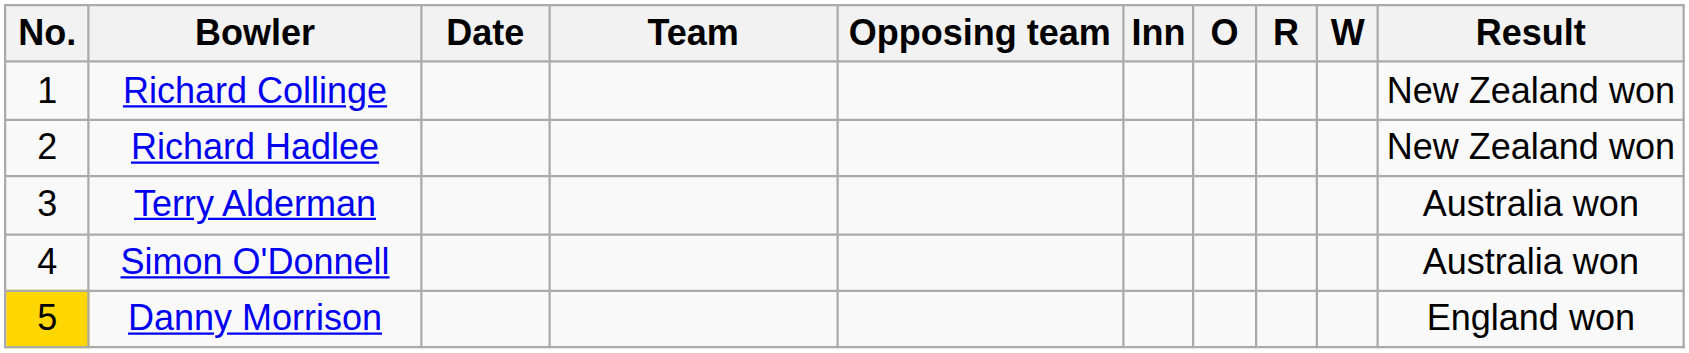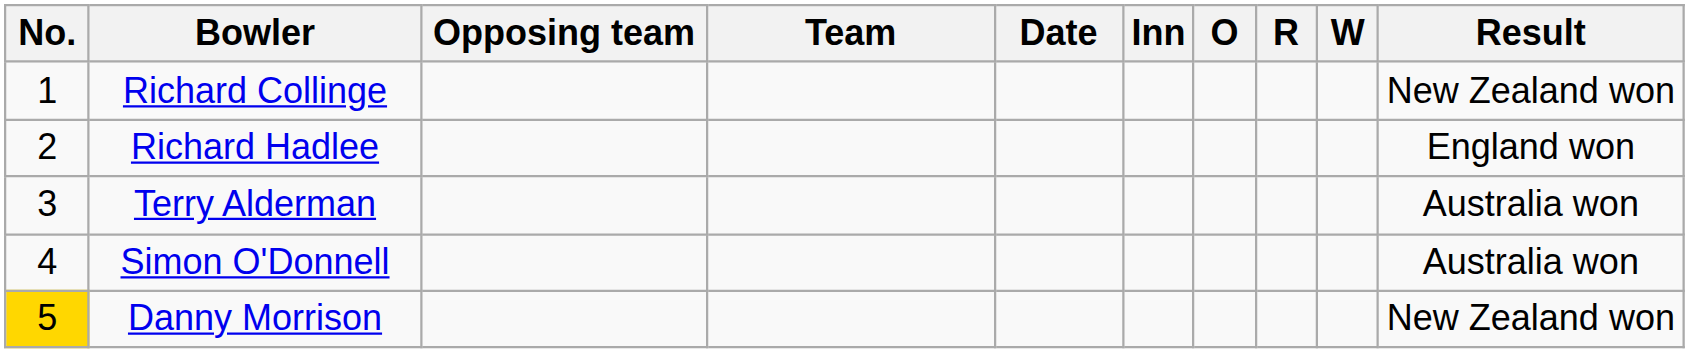columns swapped: (485, 33) <-> (980, 33)
(1531, 147) New Zealand won -> (1531, 147) England won
(1531, 318) England won -> (1531, 318) New Zealand won
